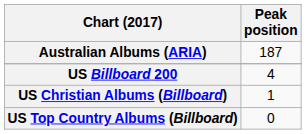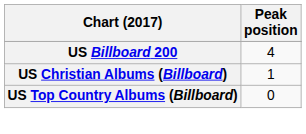- row: (123, 52)
